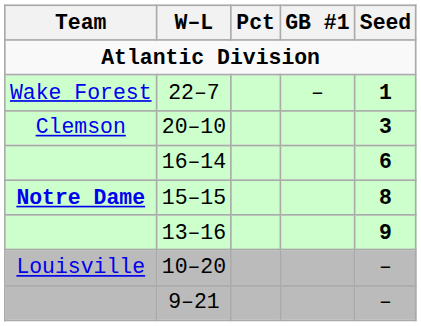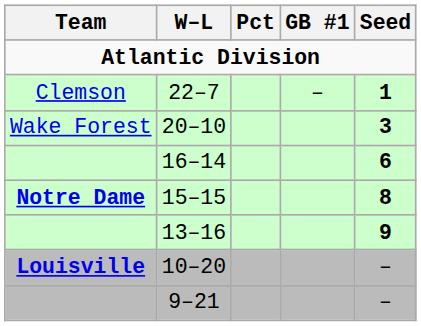(81, 93) Wake Forest -> (81, 93) Clemson
(81, 128) Clemson -> (81, 128) Wake Forest
(81, 267) normal -> (81, 267) bold
